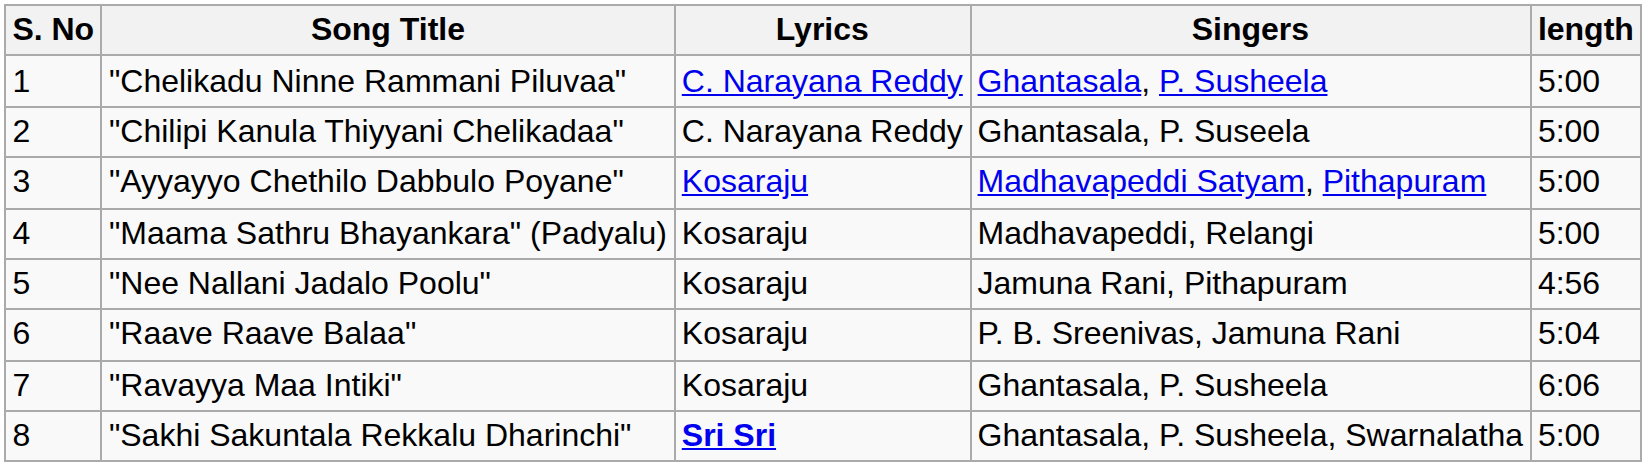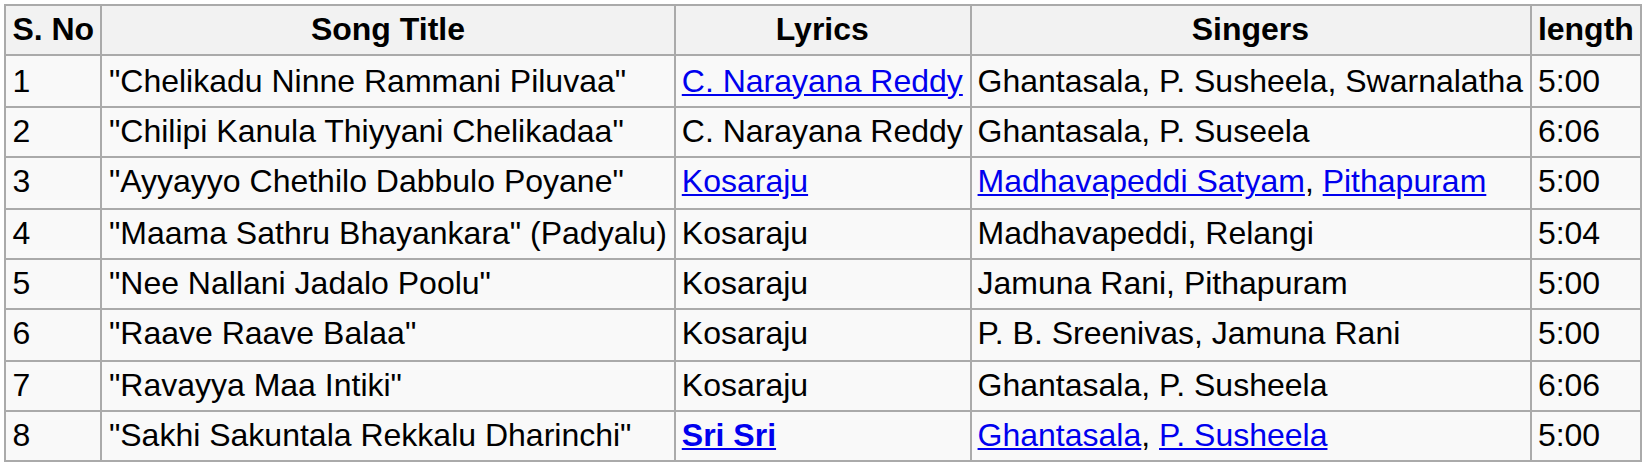(1153, 80) Ghantasala, P. Susheela -> (1250, 80) Ghantasala, P. Susheela, Swarnalatha
(1569, 131) 5:00 -> (1569, 131) 6:06
(1569, 232) 5:00 -> (1569, 232) 5:04
(1569, 283) 4:56 -> (1569, 283) 5:00
(1569, 334) 5:04 -> (1569, 334) 5:00
(1250, 435) Ghantasala, P. Susheela, Swarnalatha -> (1153, 435) Ghantasala, P. Susheela
